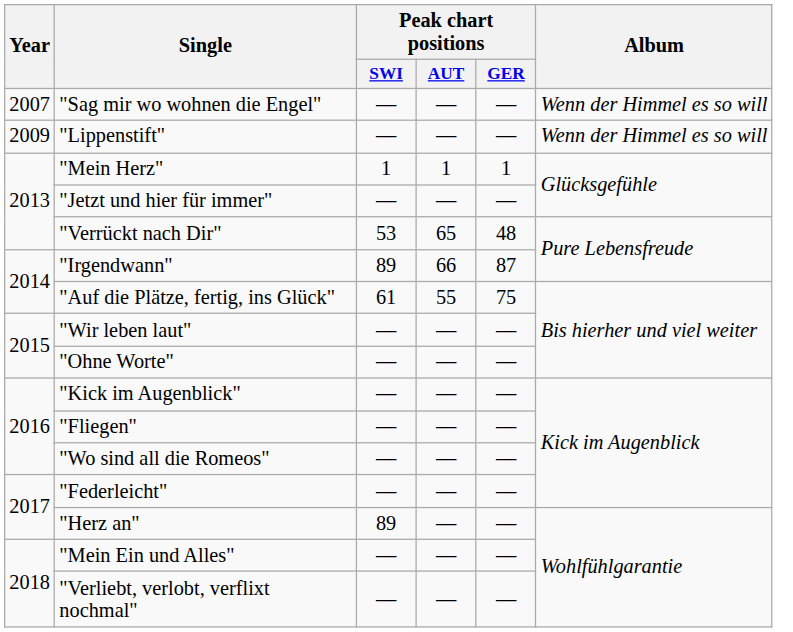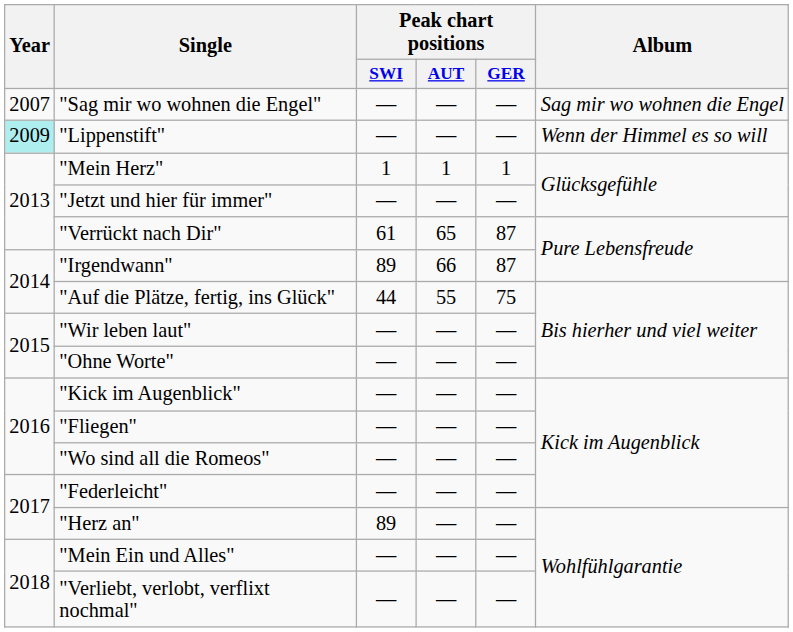(654, 104) Wenn der Himmel es so will -> (662, 104) Sag mir wo wohnen die Engel
(30, 136) no background -> (30, 136) paleturquoise background
(386, 233) 53 -> (386, 233) 61
(506, 233) 48 -> (506, 233) 87
(386, 297) 61 -> (386, 297) 44
